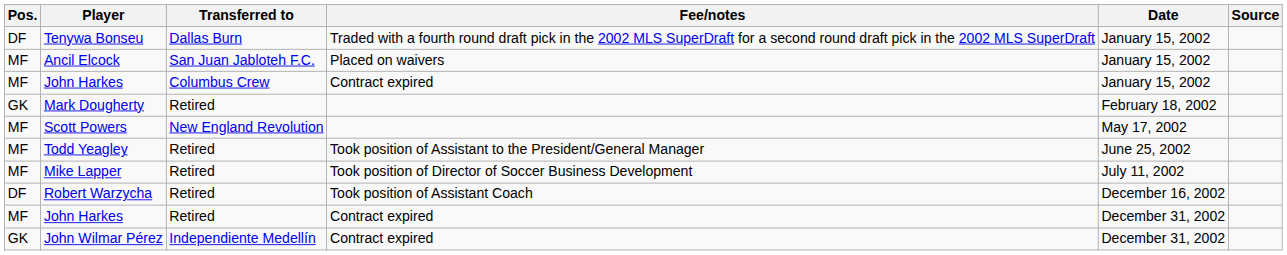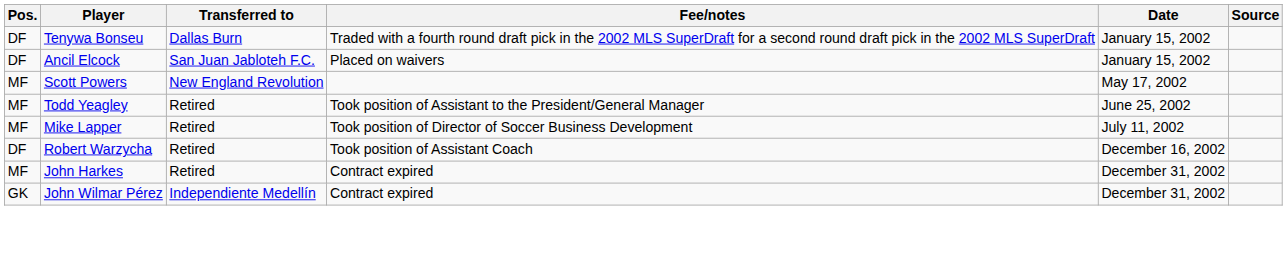(18, 60) MF -> (17, 60) DF
- row: (83, 82)
- row: (94, 104)
